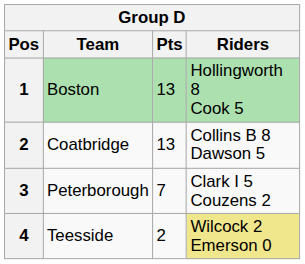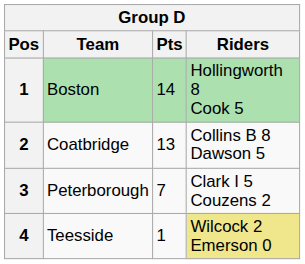(166, 90) 13 -> (166, 90) 14
(161, 236) 2 -> (161, 236) 1
